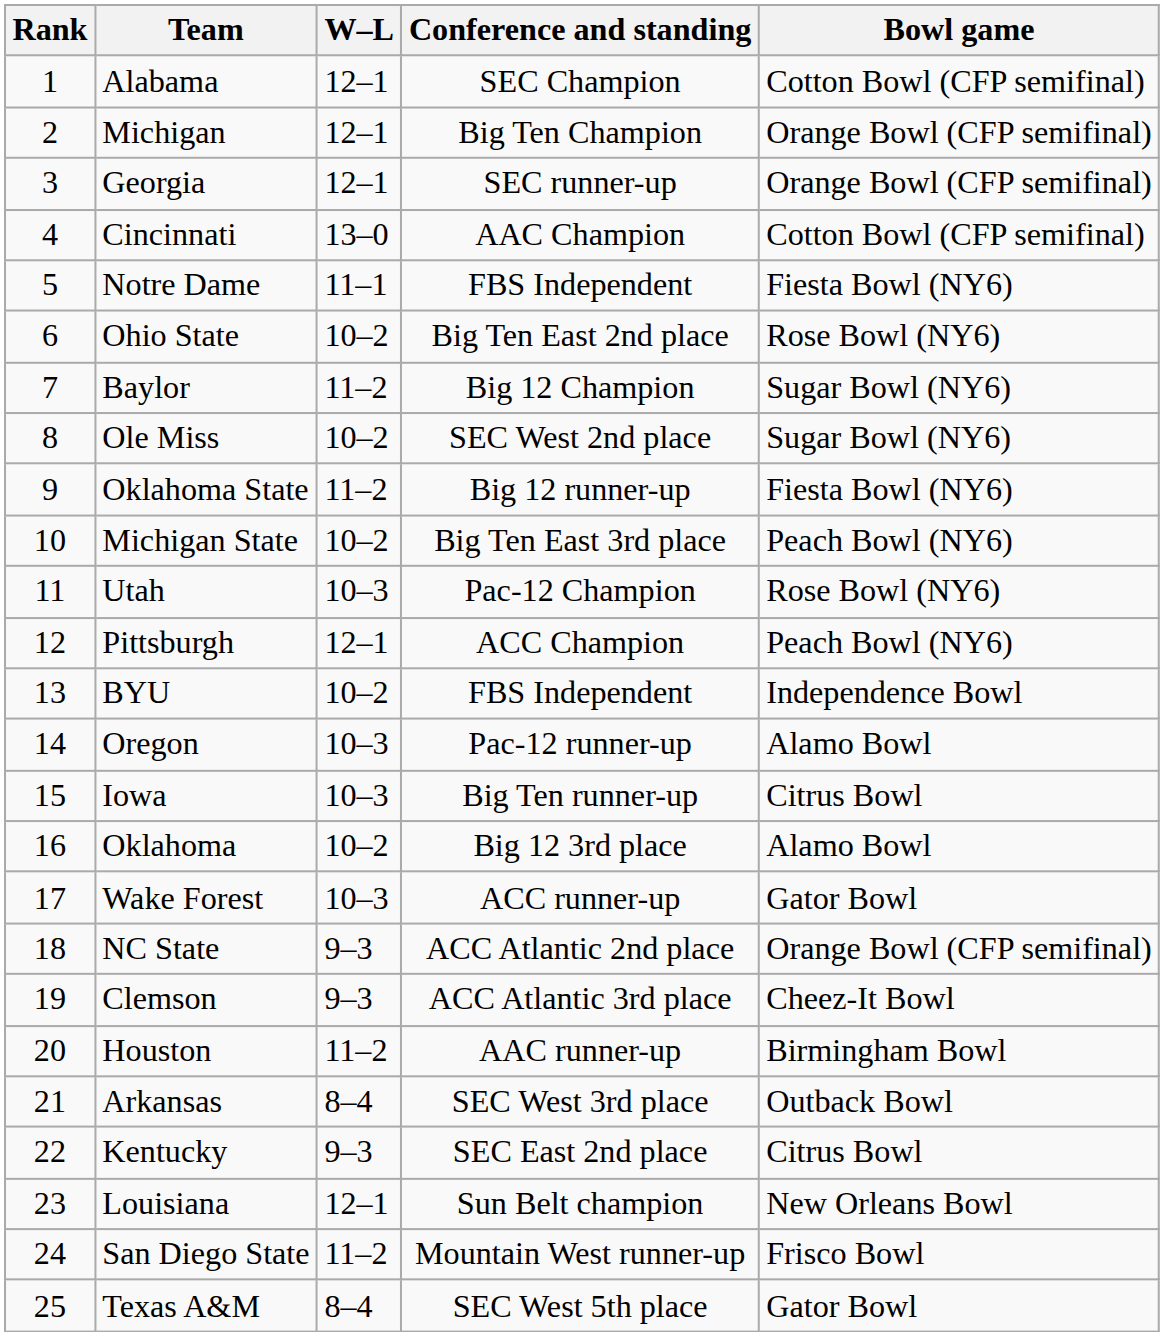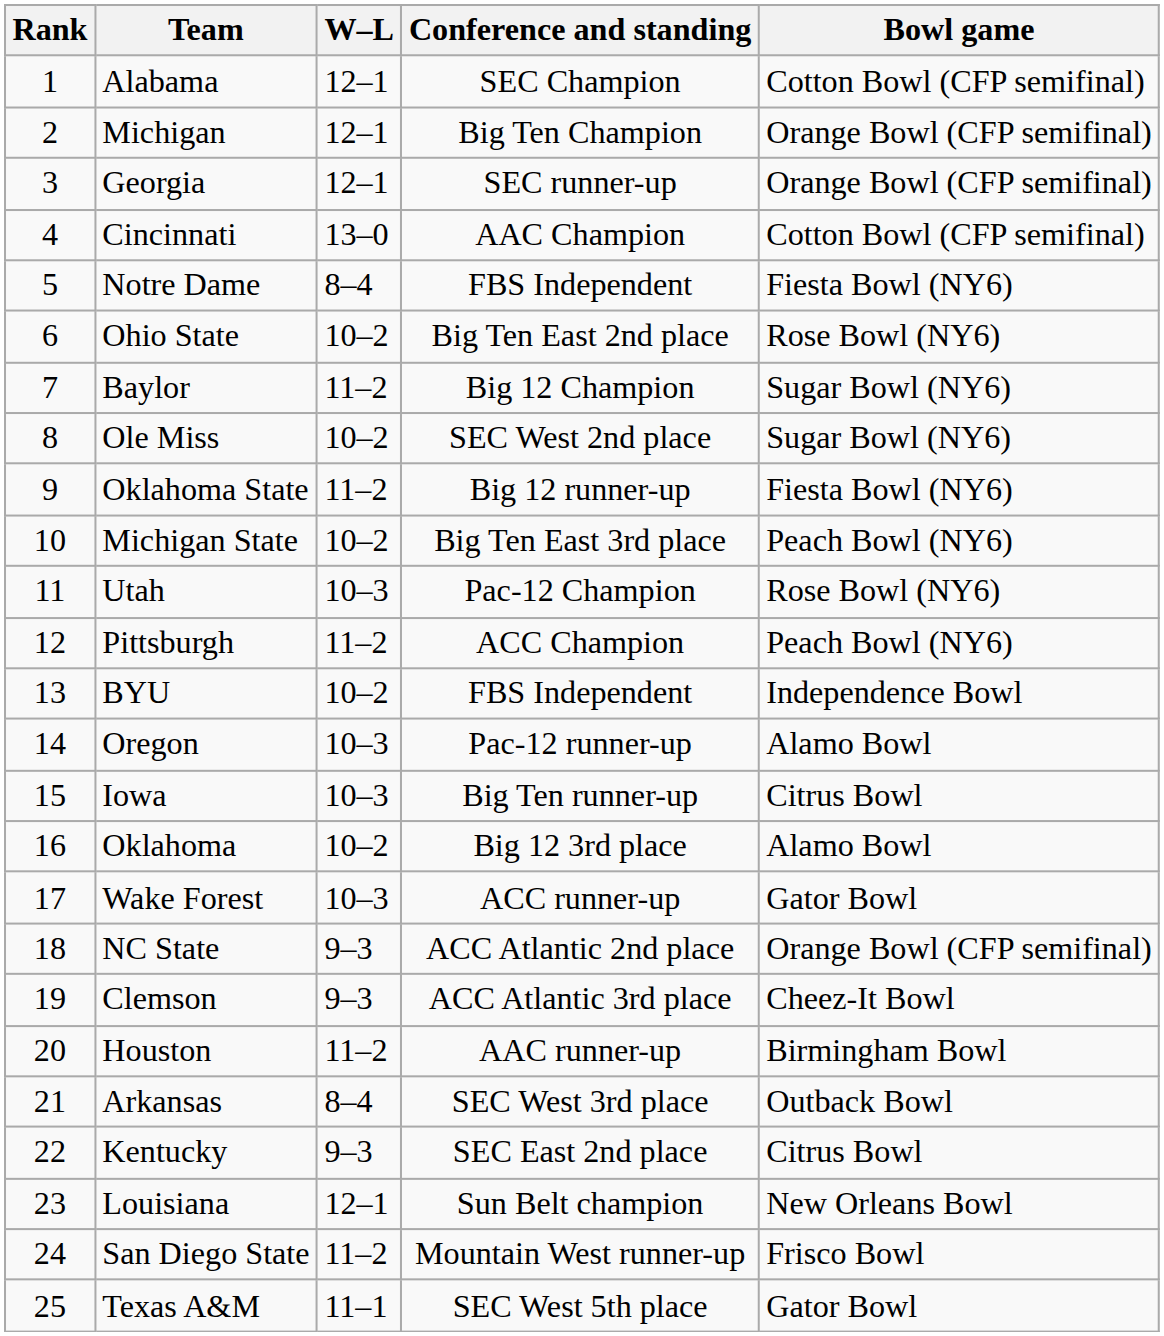(356, 285) 11–1 -> (348, 285) 8–4
(357, 642) 12–1 -> (356, 642) 11–2
(348, 1305) 8–4 -> (356, 1305) 11–1
